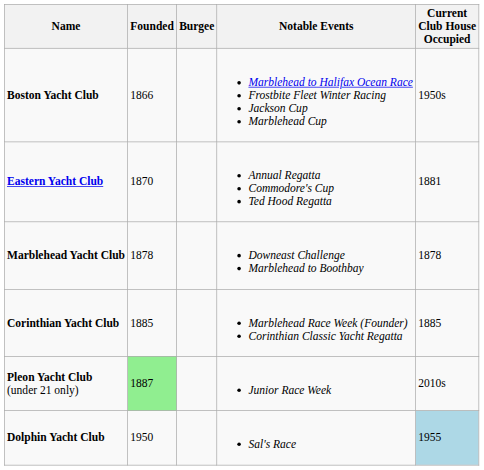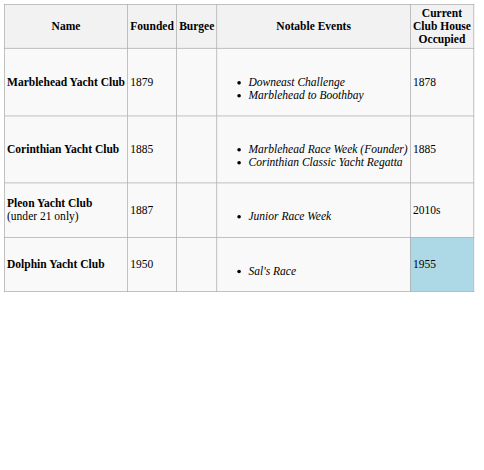- row: (53, 95)
- row: (55, 181)
(142, 255) 1878 -> (142, 82) 1879
(142, 383) lightgreen background -> (142, 210) no background
